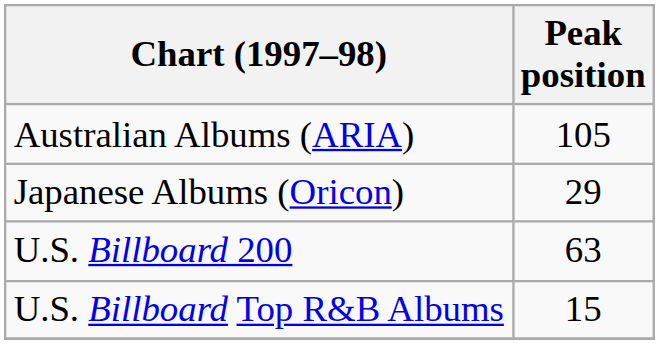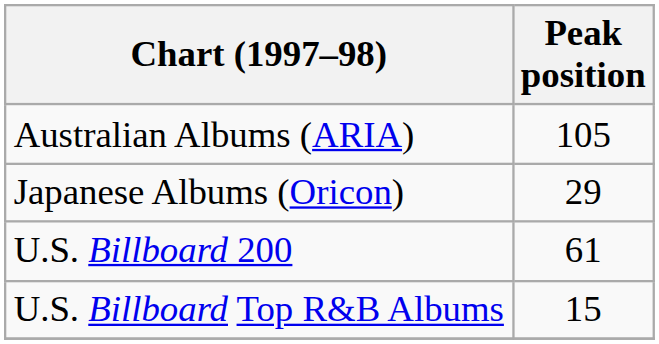(583, 250) 63 -> (583, 250) 61
